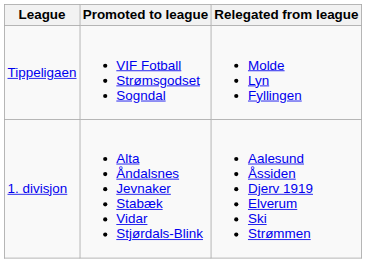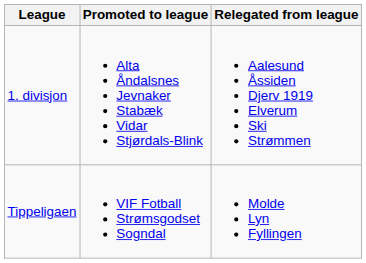rows swapped: (42, 72) <-> (37, 188)
